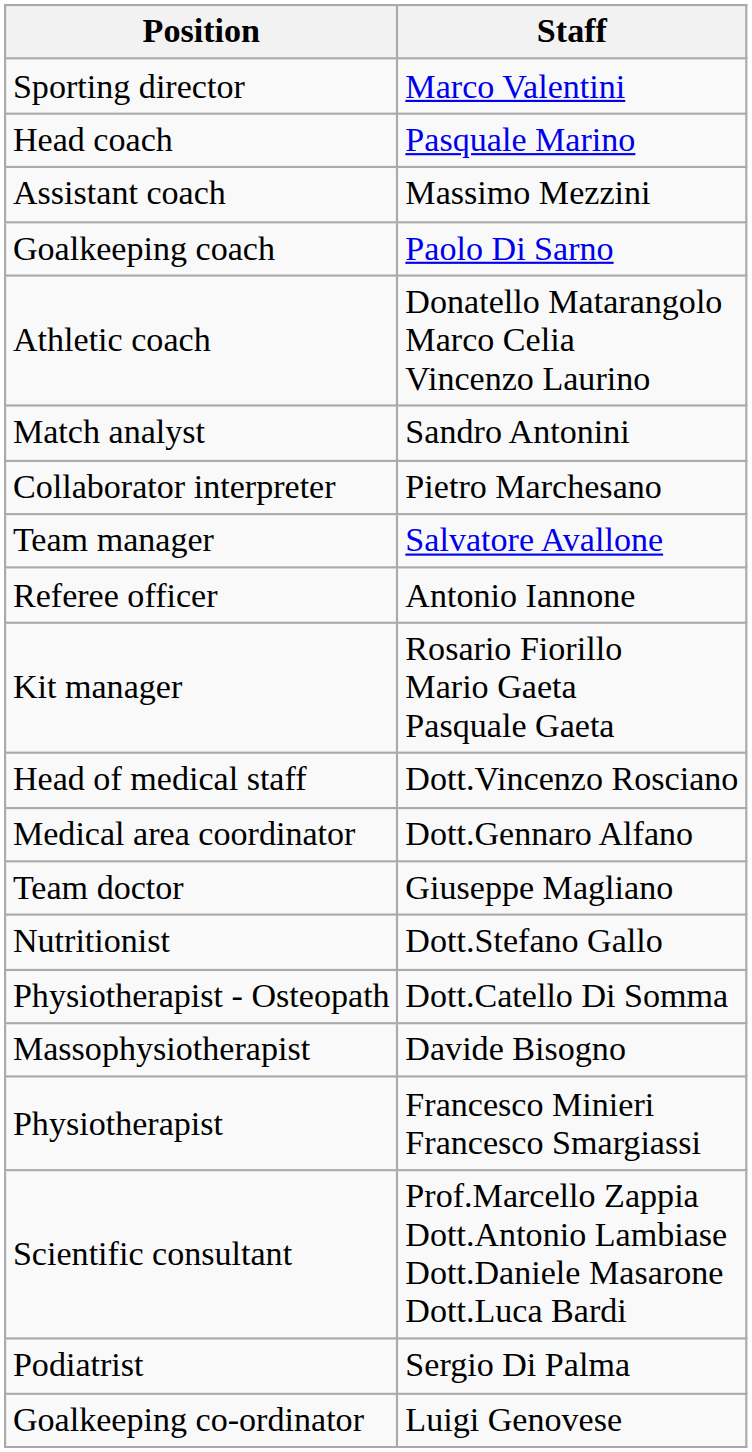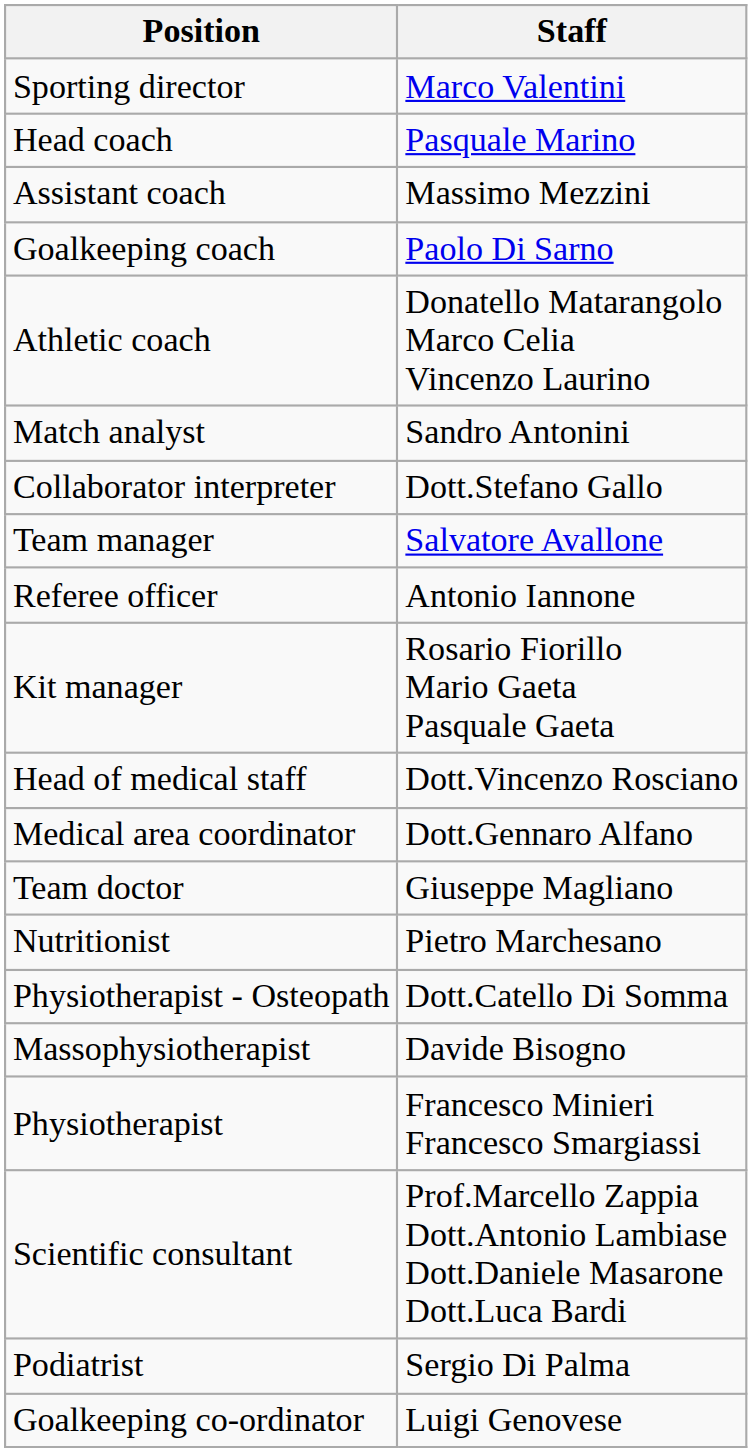(534, 486) Pietro Marchesano -> (534, 486) Dott.Stefano Gallo
(534, 941) Dott.Stefano Gallo -> (534, 941) Pietro Marchesano
